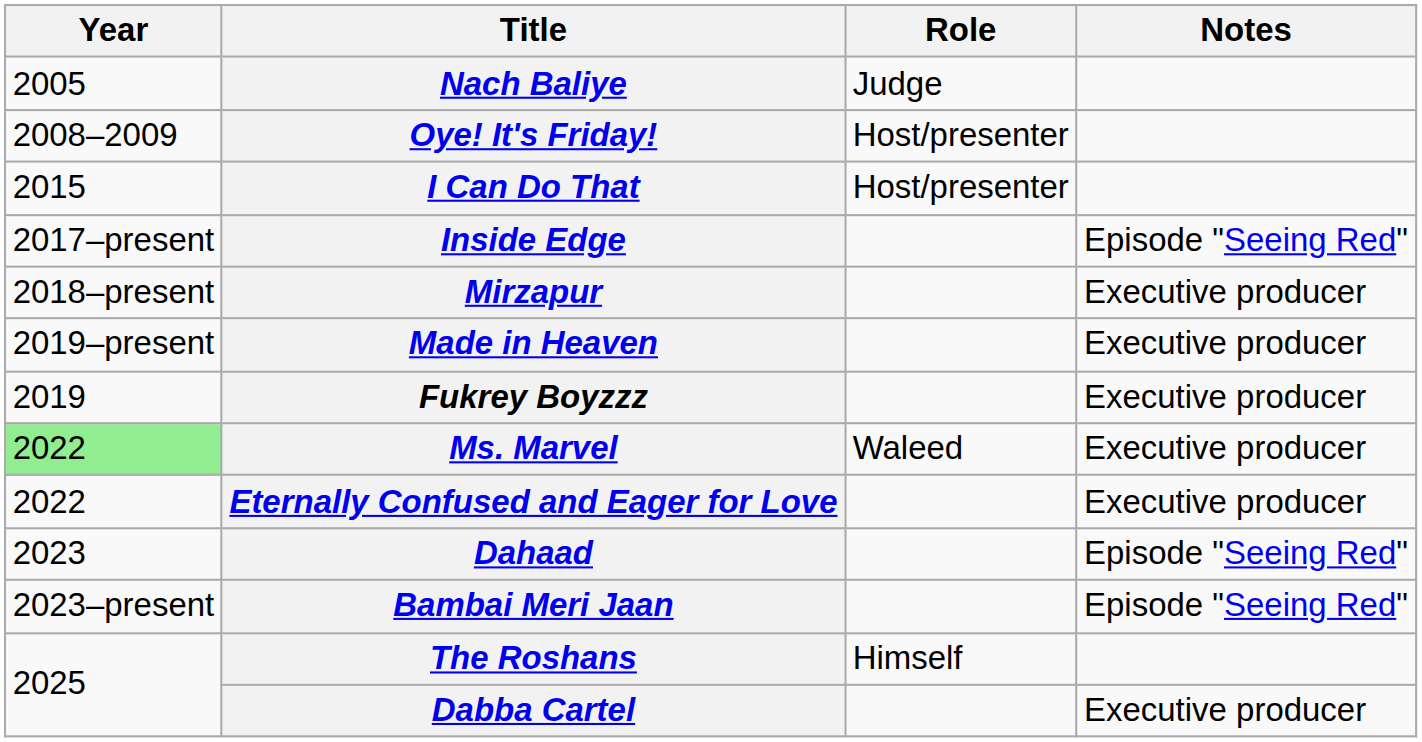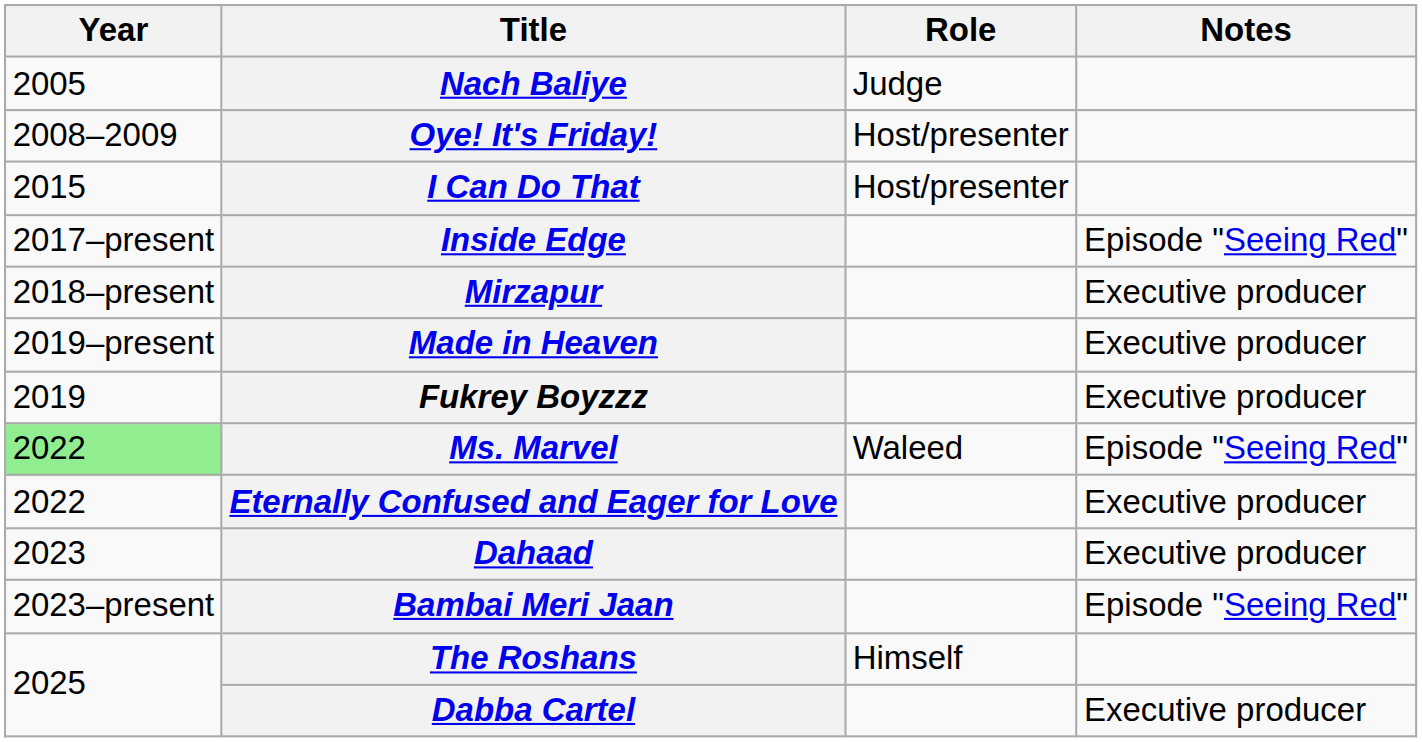(1225, 448) Executive producer -> (1246, 448) Episode "Seeing Red"
(1246, 553) Episode "Seeing Red" -> (1225, 553) Executive producer
